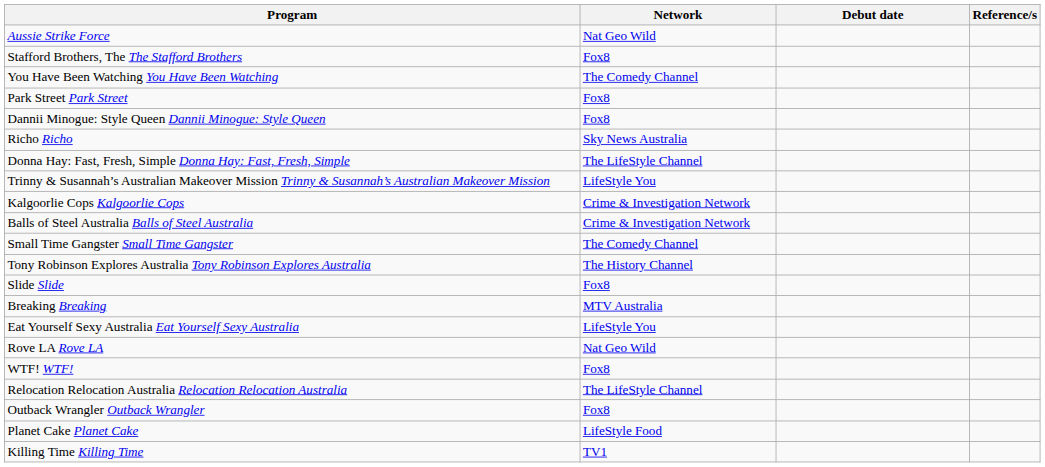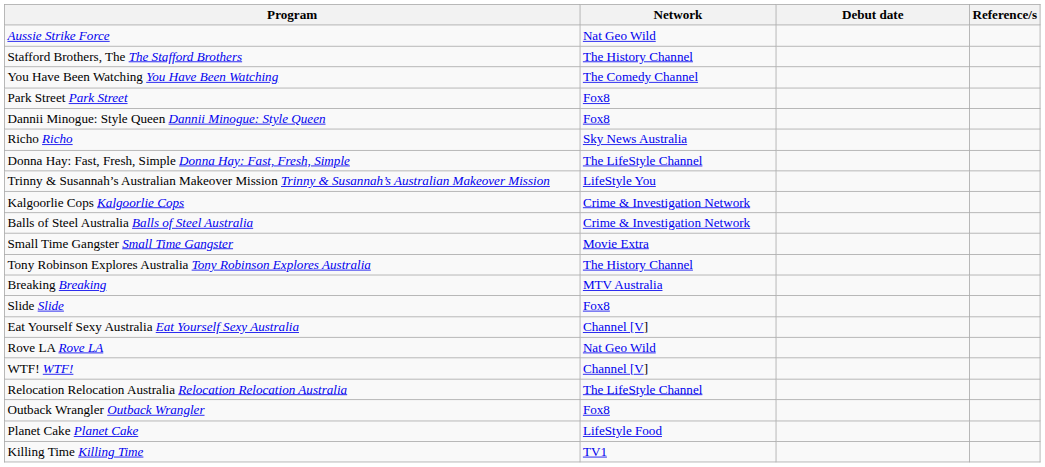(596, 56) Fox8 -> (638, 56) The History Channel
(640, 243) The Comedy Channel -> (616, 243) Movie Extra
rows swapped: (57, 306) <-> (36, 285)
(619, 327) LifeStyle You -> (616, 327) Channel [V]
(596, 368) Fox8 -> (616, 368) Channel [V]
